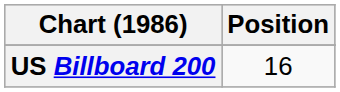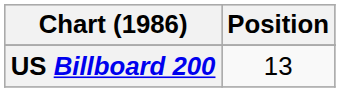(278, 65) 16 -> (278, 65) 13
